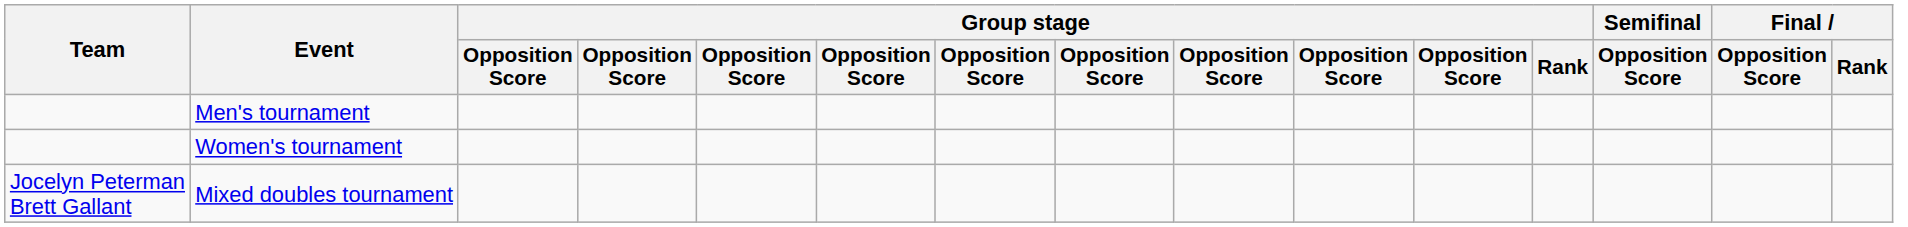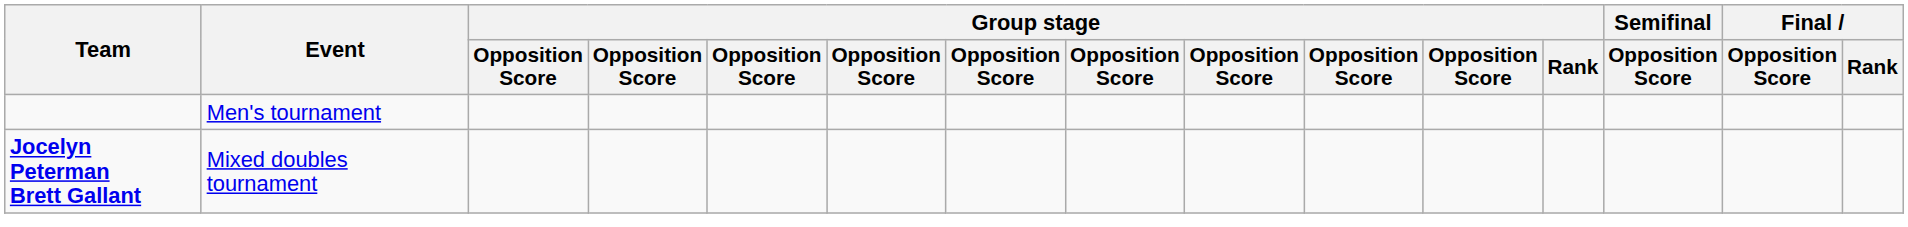- row: (299, 147)
(97, 194) normal -> (76, 171) bold
